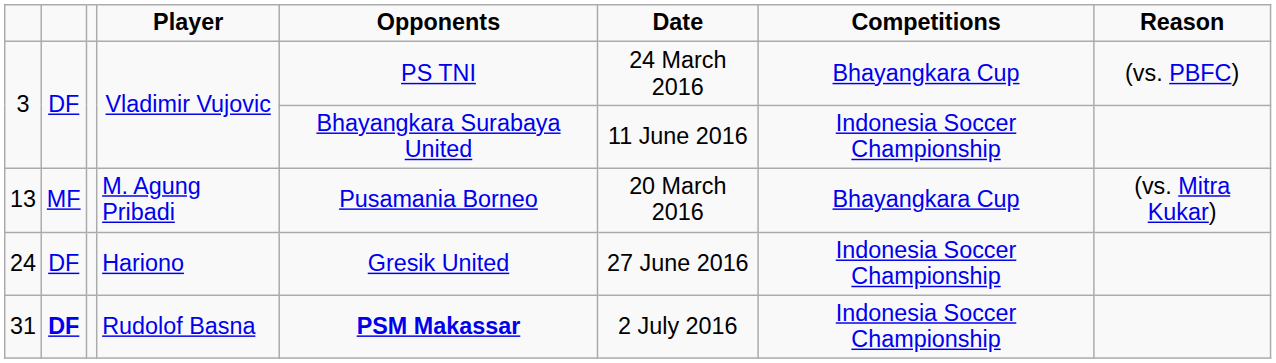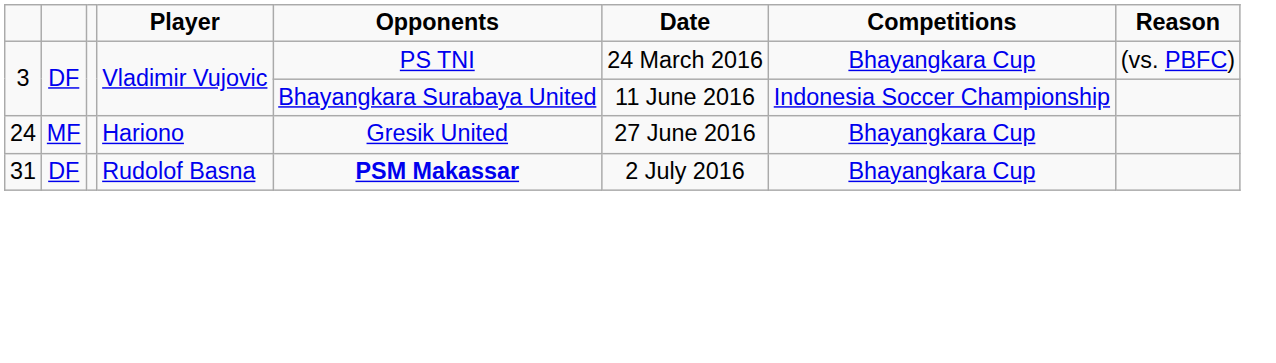- row: (23, 199)
(64, 263) DF -> (64, 134) MF
(926, 263) Indonesia Soccer Championship -> (942, 134) Bhayangkara Cup
(64, 326) bold -> (64, 171) normal
(926, 326) Indonesia Soccer Championship -> (942, 171) Bhayangkara Cup
